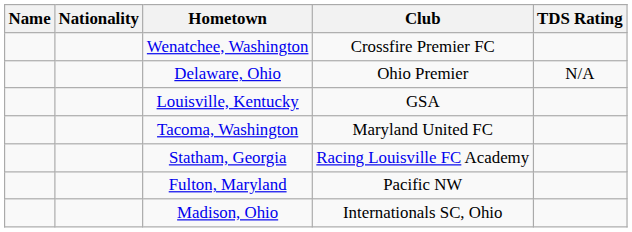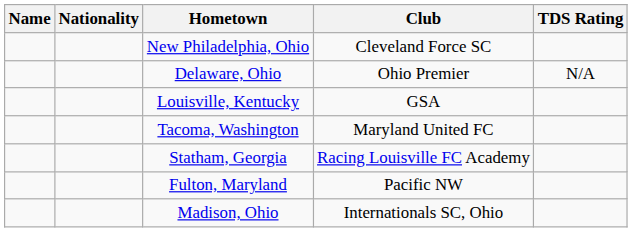+ row: (228, 46)
- row: (228, 46)
